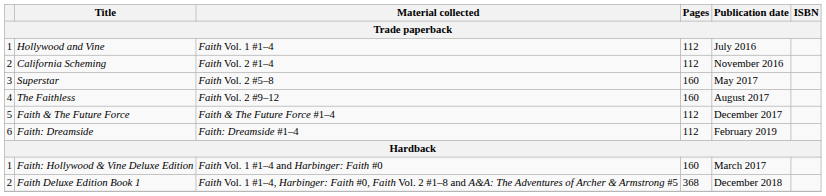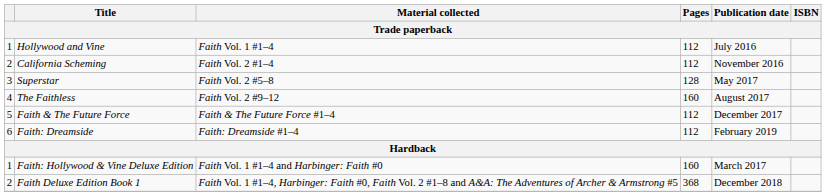(691, 81) 160 -> (691, 81) 128
